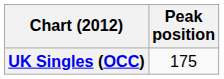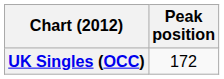(184, 61) 175 -> (184, 61) 172
